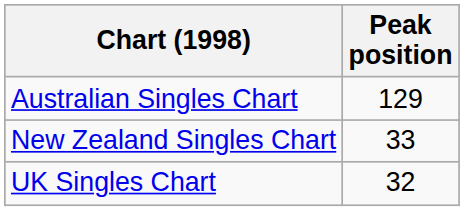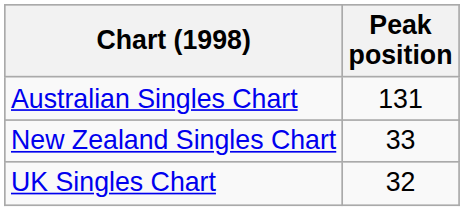(401, 98) 129 -> (401, 98) 131
